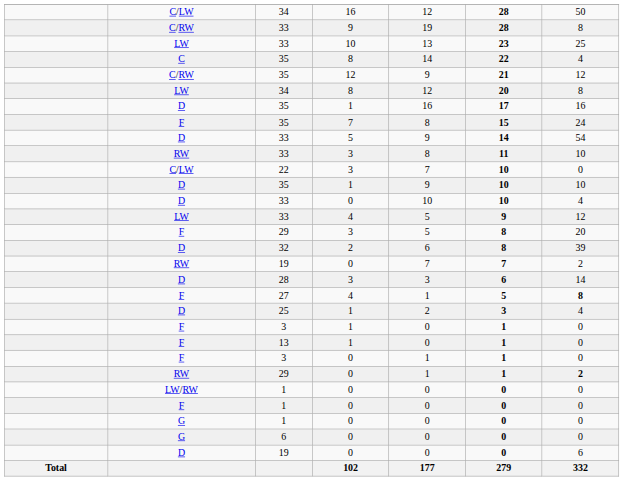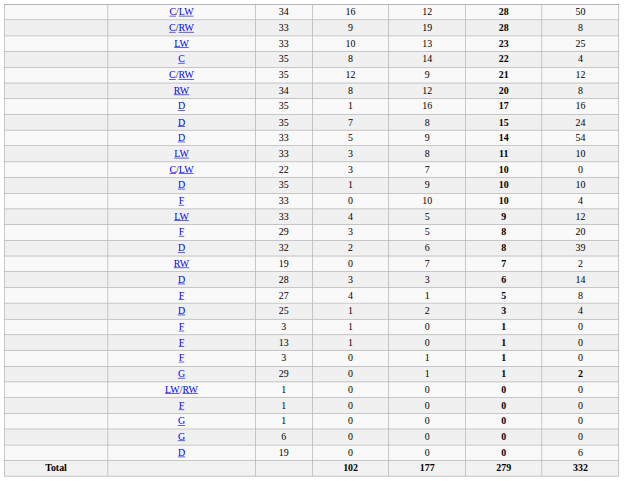(181, 91) LW -> (181, 91) RW
(181, 122) F -> (181, 122) D
(181, 153) RW -> (181, 153) LW
(181, 201) D -> (181, 201) F
(580, 295) bold -> (580, 295) normal
(181, 374) RW -> (181, 374) G
